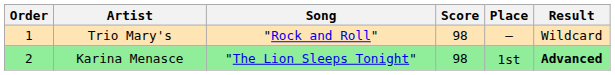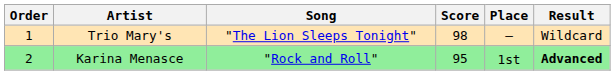(321, 36) "Rock and Roll" -> (321, 36) "The Lion Sleeps Tonight"
(321, 58) "The Lion Sleeps Tonight" -> (321, 58) "Rock and Roll"
(460, 58) 98 -> (460, 58) 95
